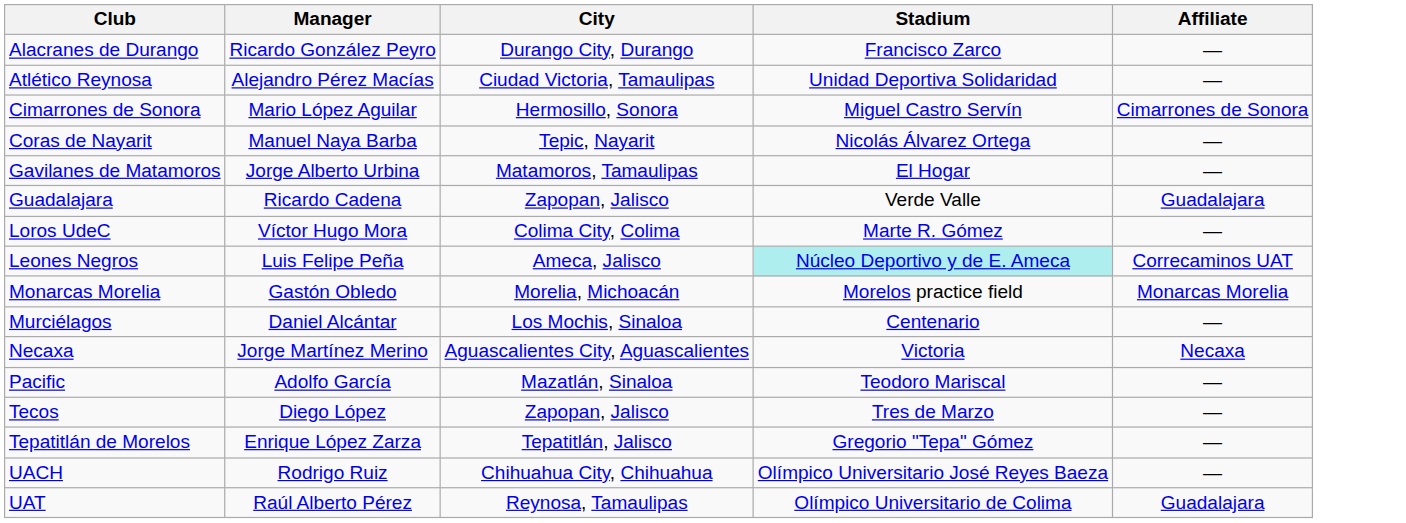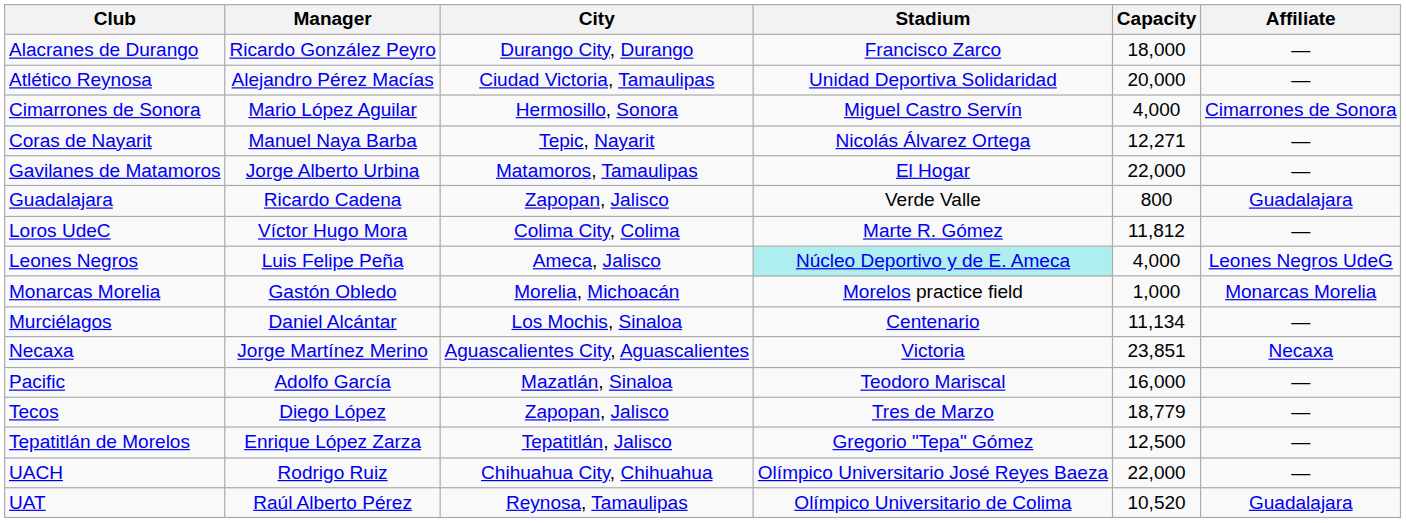+ column: (1157, 19)
(1213, 261) Correcaminos UAT -> (1301, 261) Leones Negros UdeG
